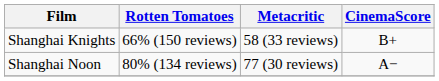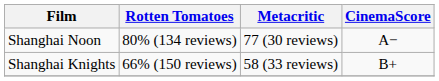rows swapped: (55, 64) <-> (62, 40)
